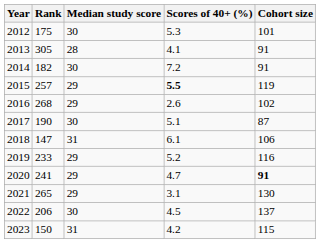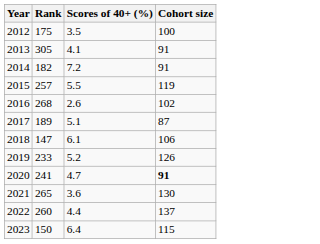- column: (114, 13)
(173, 31) 5.3 -> (74, 31) 3.5
(266, 31) 101 -> (167, 31) 100
(173, 85) bold -> (74, 85) normal
(43, 121) 190 -> (43, 121) 189
(266, 157) 116 -> (167, 157) 126
(173, 193) 3.1 -> (74, 193) 3.6
(43, 211) 206 -> (43, 211) 260
(173, 211) 4.5 -> (74, 211) 4.4
(173, 229) 4.2 -> (74, 229) 6.4
